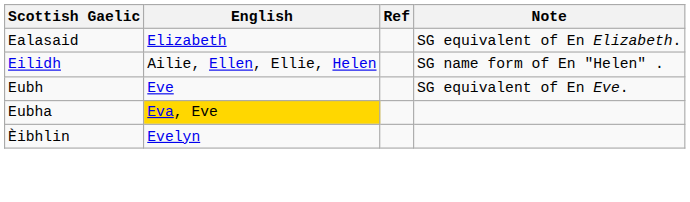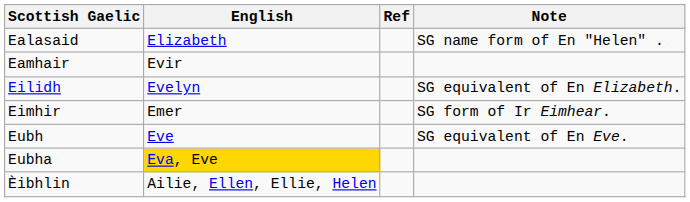(549, 40) SG equivalent of En Elizabeth. -> (540, 40) SG name form of En "Helen" .
+ row: (39, 64)
(262, 64) Ailie, Ellen, Ellie, Helen -> (174, 88) Evelyn
(540, 64) SG name form of En "Helen" . -> (549, 88) SG equivalent of En Elizabeth.
+ row: (35, 112)
(174, 136) Evelyn -> (262, 184) Ailie, Ellen, Ellie, Helen
